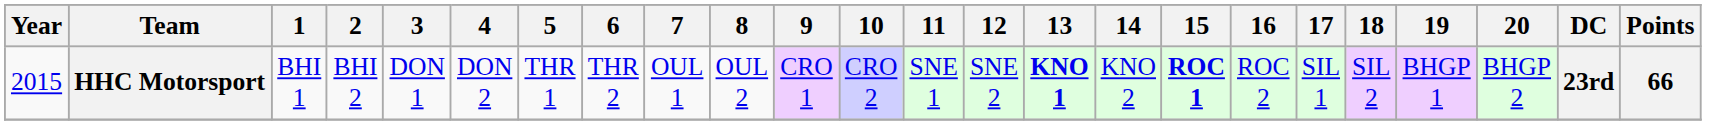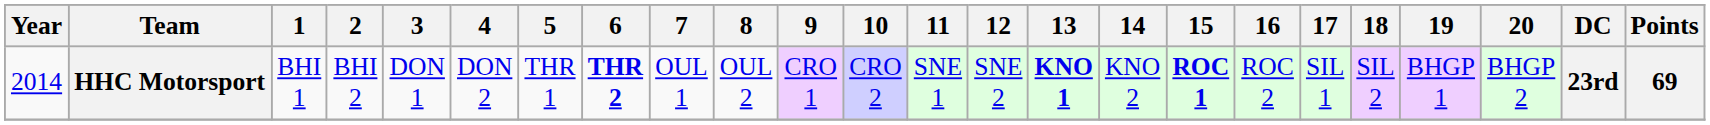(37, 82) 2015 -> (37, 82) 2014
(613, 82) normal -> (615, 82) bold
(1660, 82) 66 -> (1665, 82) 69
